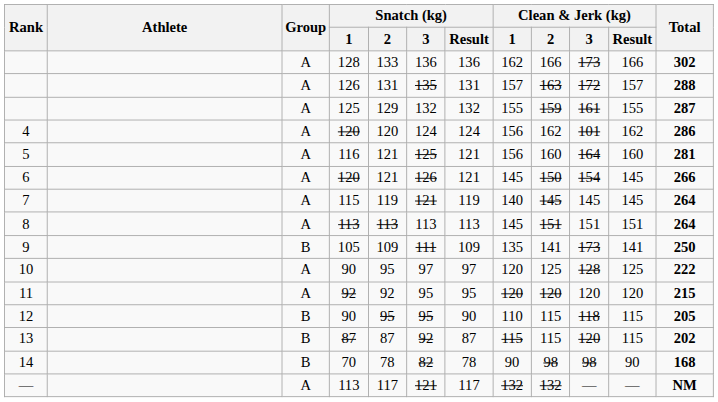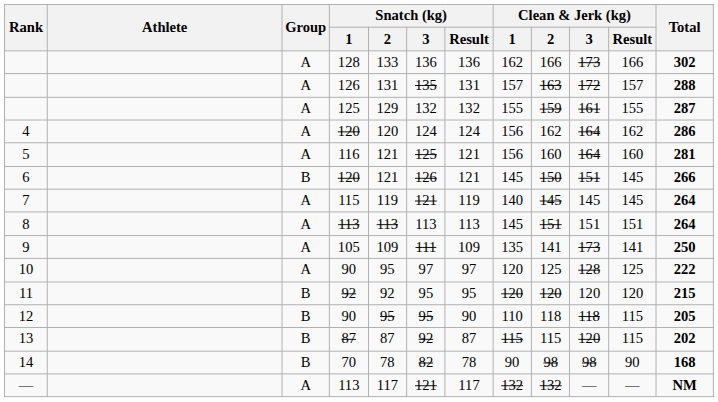(589, 131) 101 -> (589, 131) 164
(306, 177) A -> (306, 177) B
(589, 177) 154 -> (589, 177) 151
(306, 246) B -> (306, 246) A
(306, 293) A -> (306, 293) B
(551, 316) 115 -> (551, 316) 118
